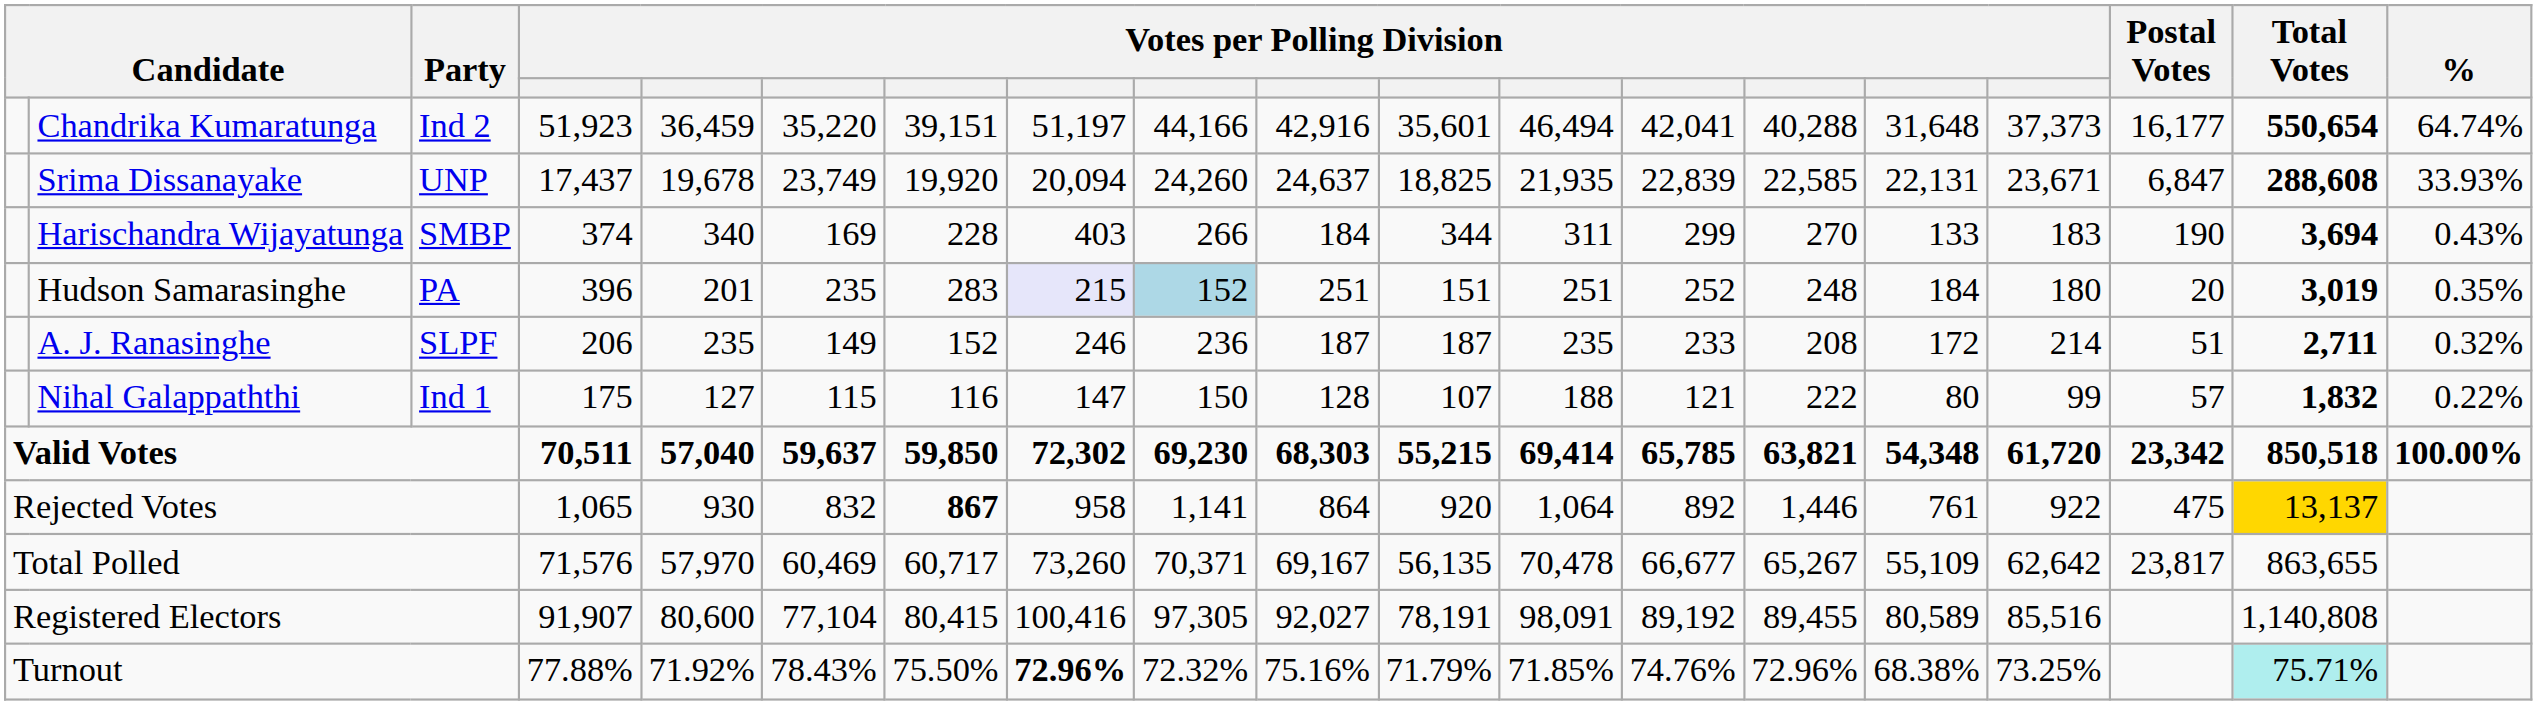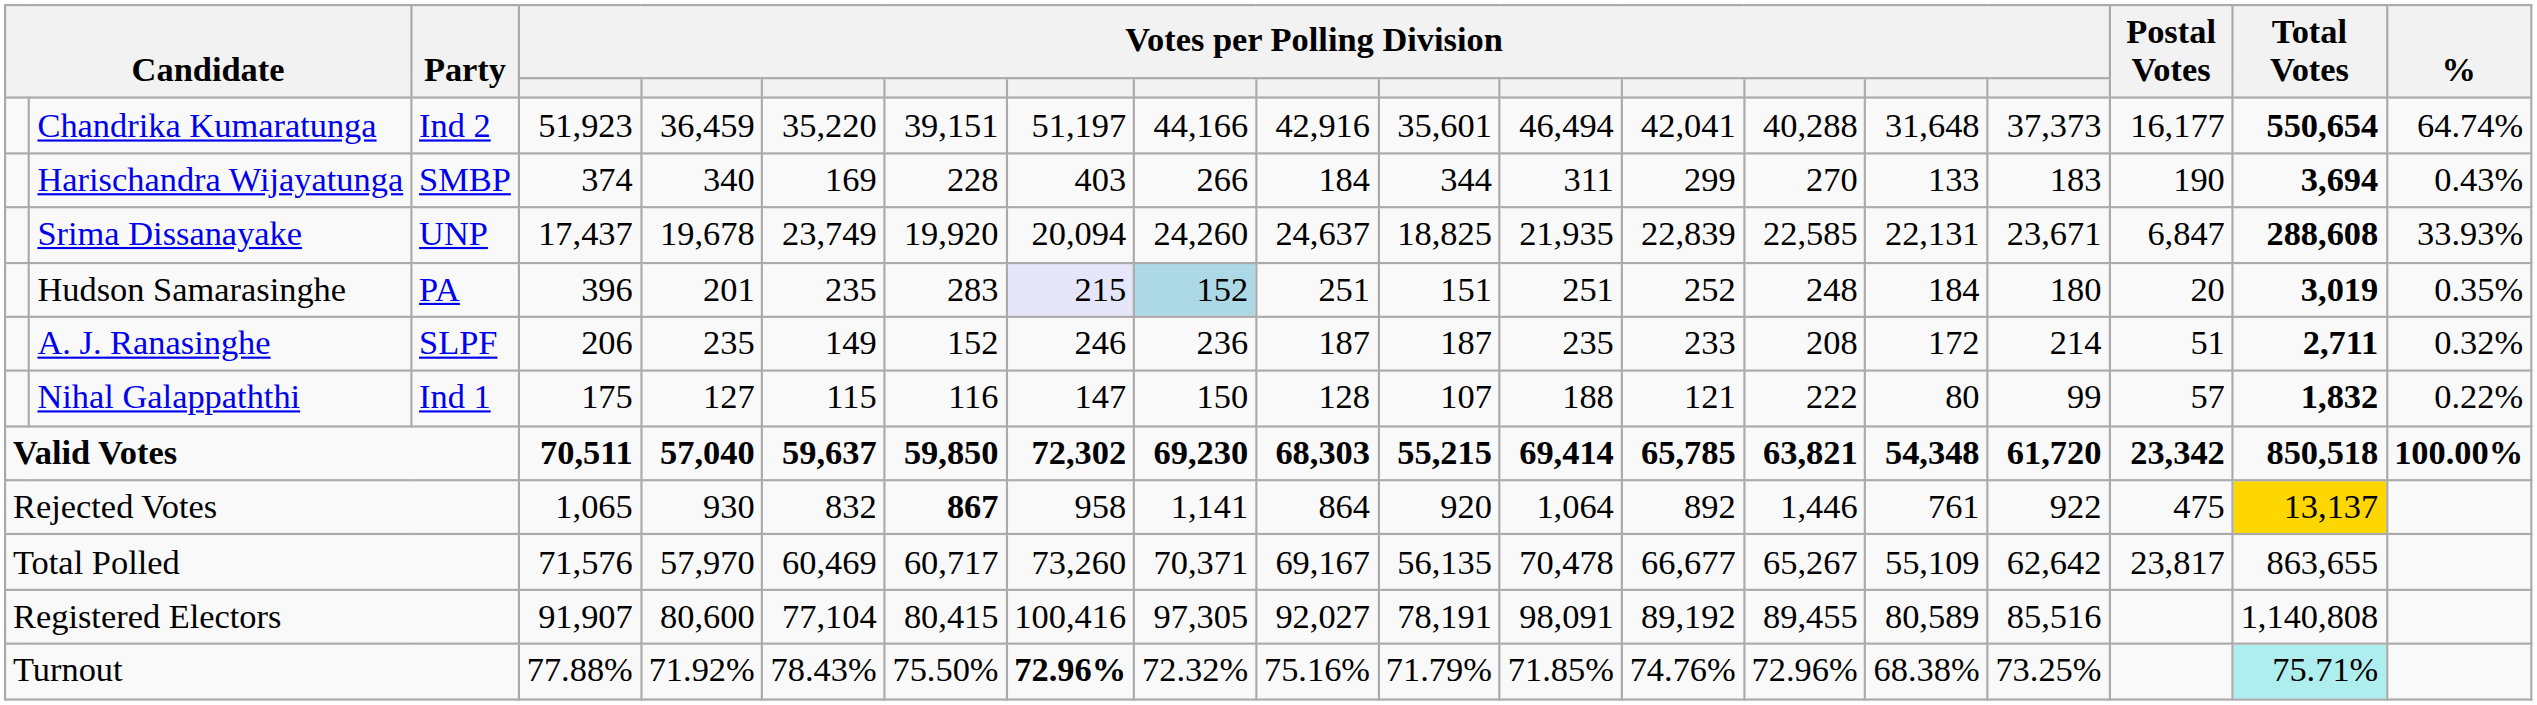rows swapped: (170, 179) <-> (220, 234)
